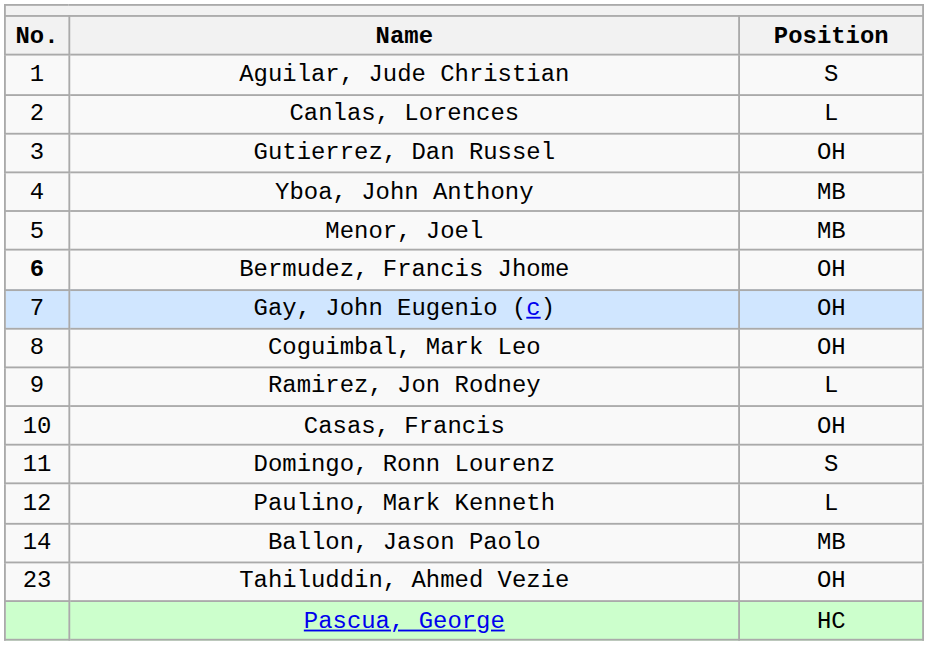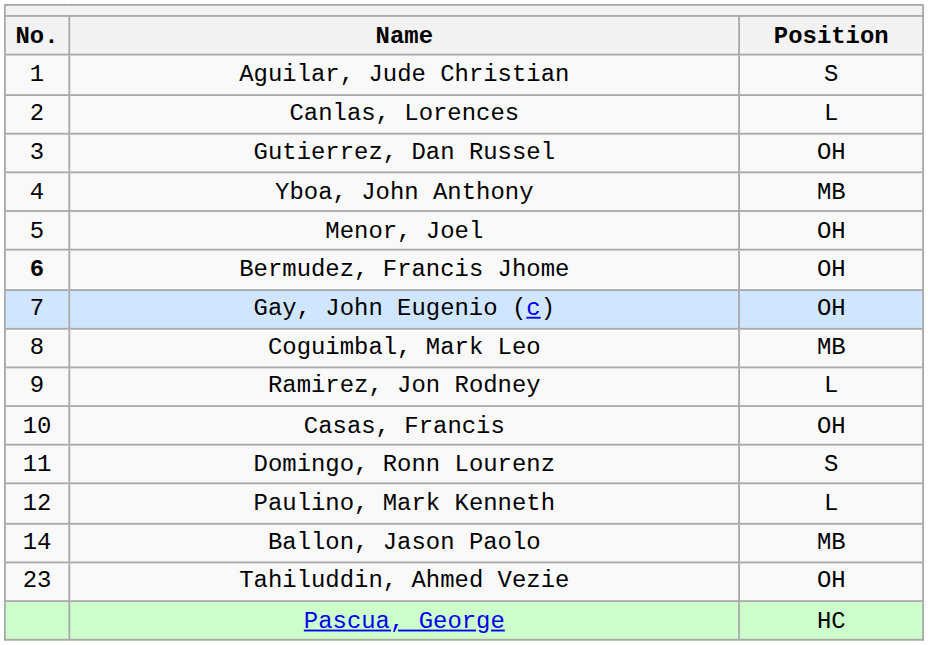(831, 231) MB -> (831, 231) OH
(831, 348) OH -> (831, 348) MB
